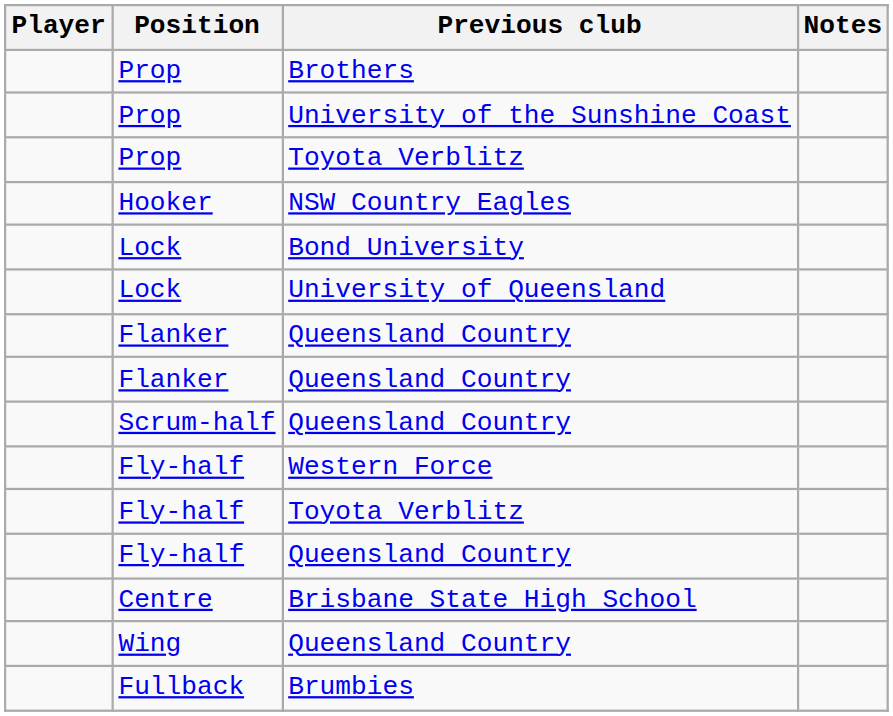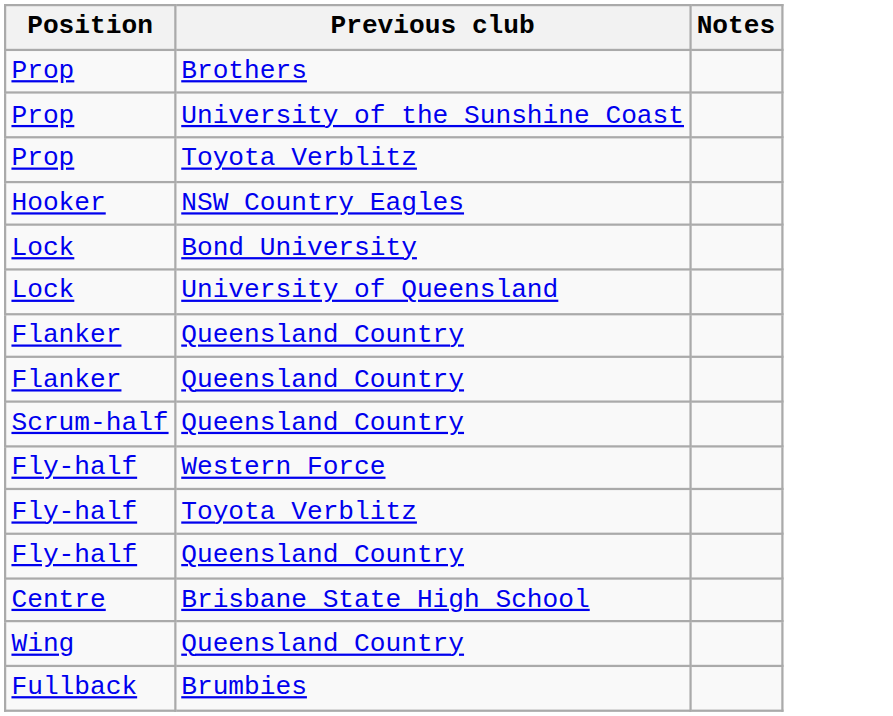- column: (59, 27)
